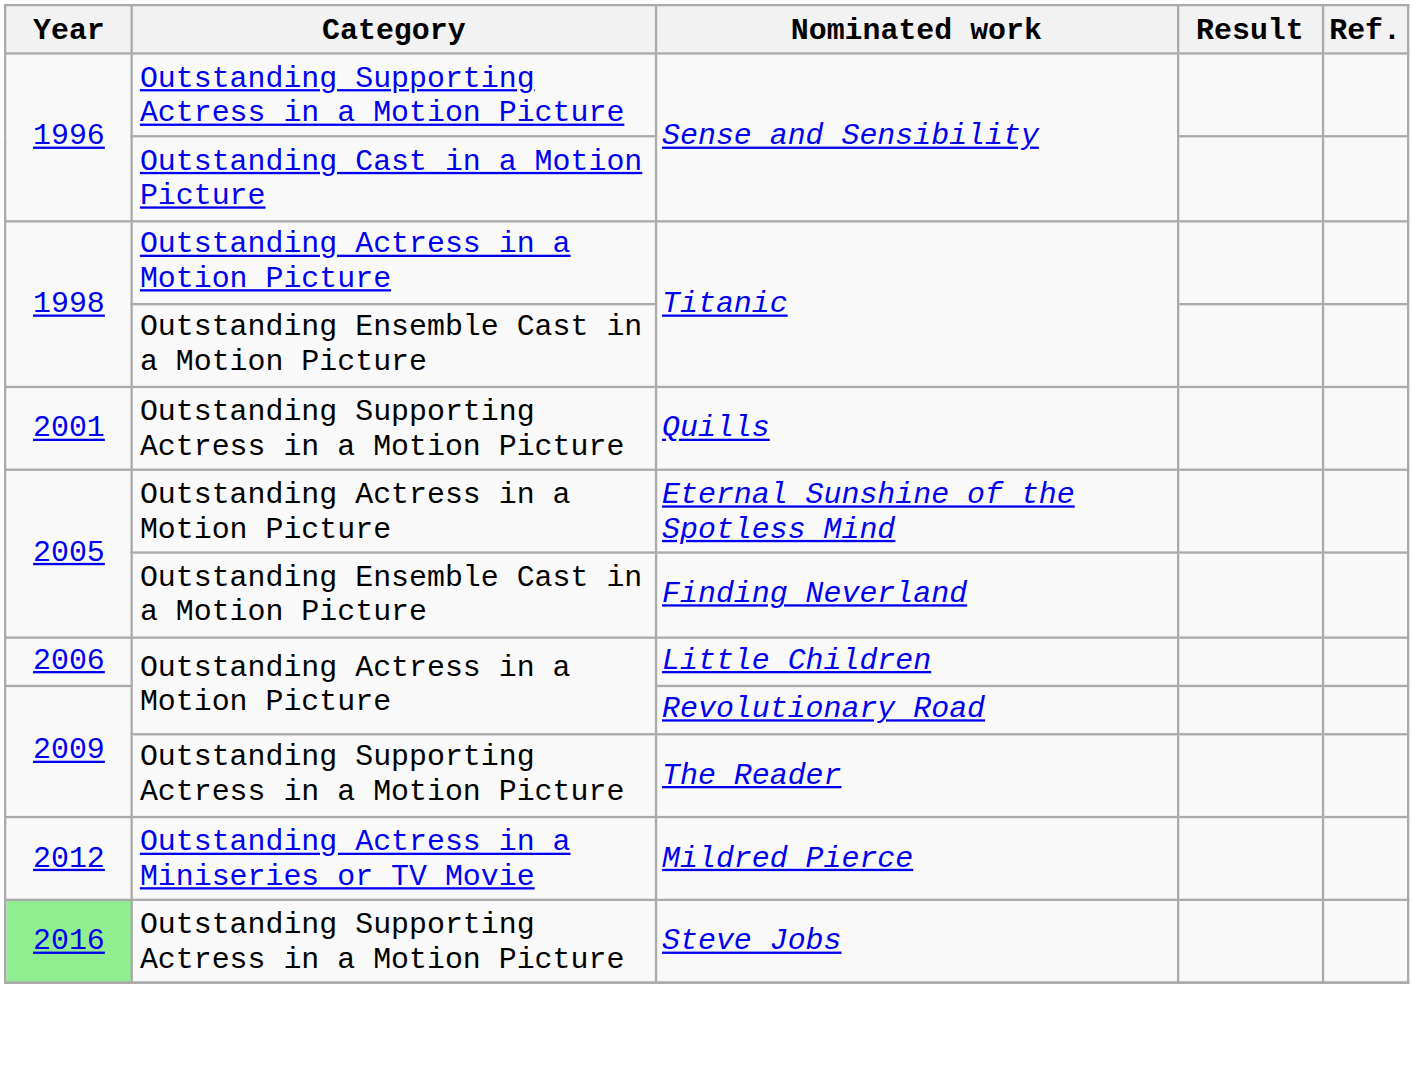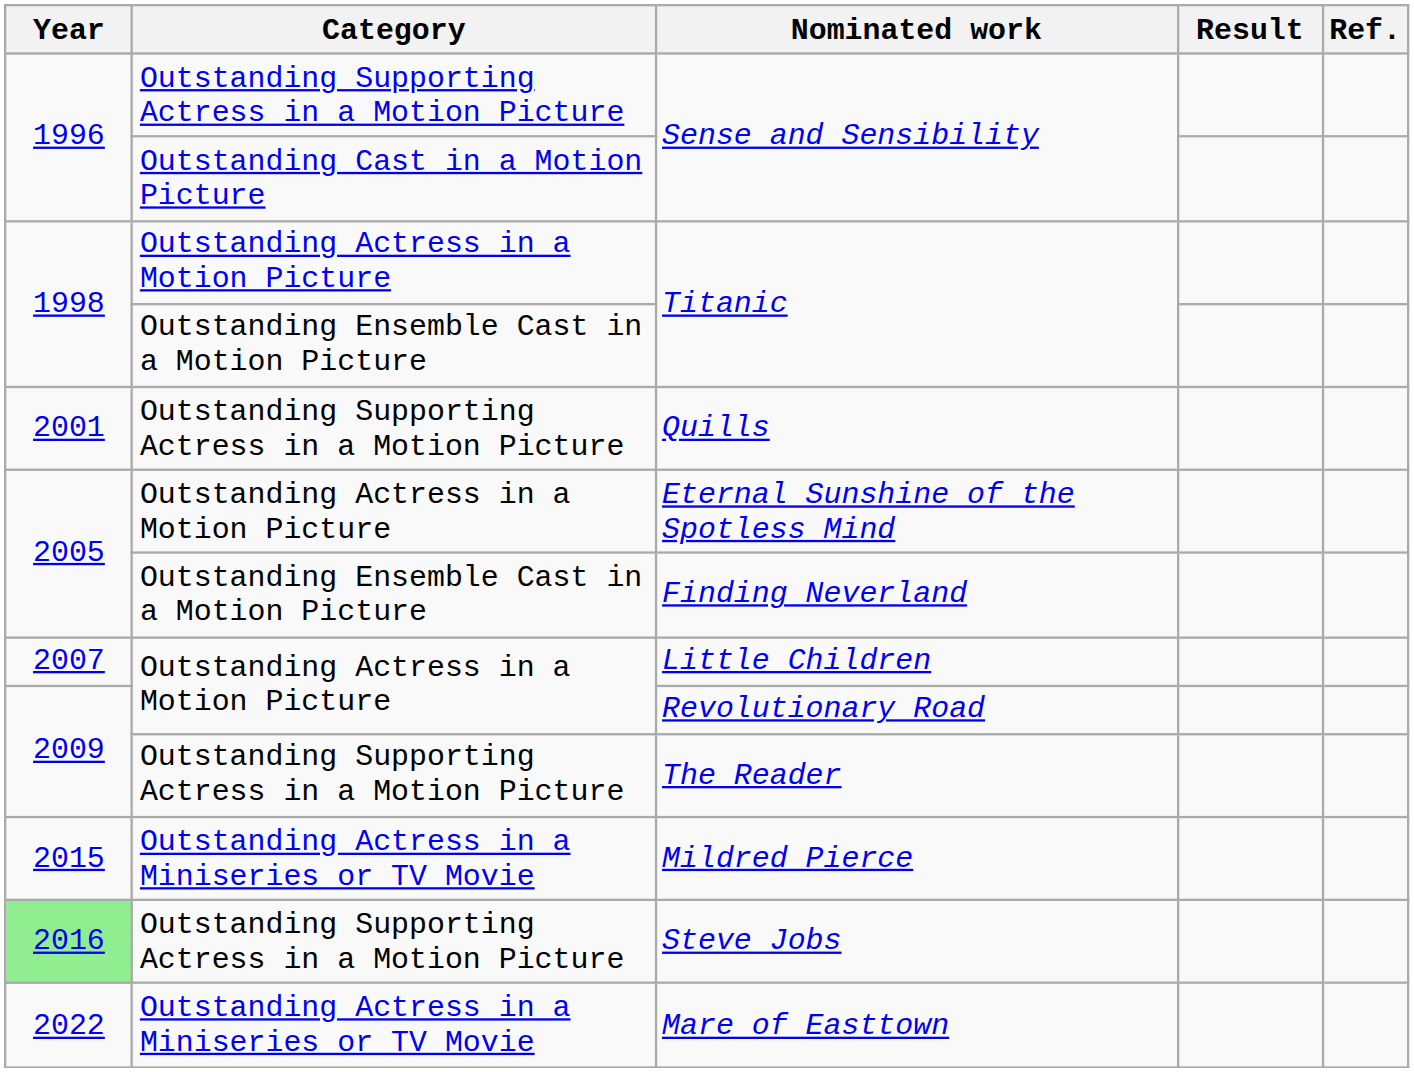(69, 661) 2006 -> (69, 661) 2007
(69, 859) 2012 -> (69, 859) 2015
+ row: (355, 1025)
